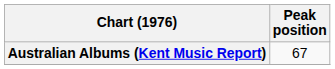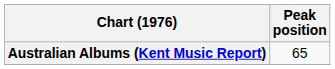(300, 53) 67 -> (300, 53) 65
